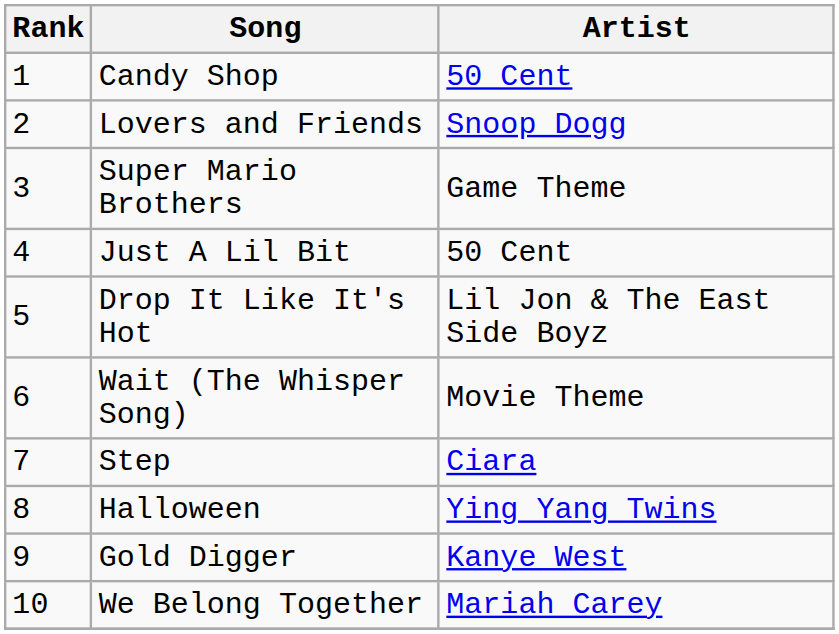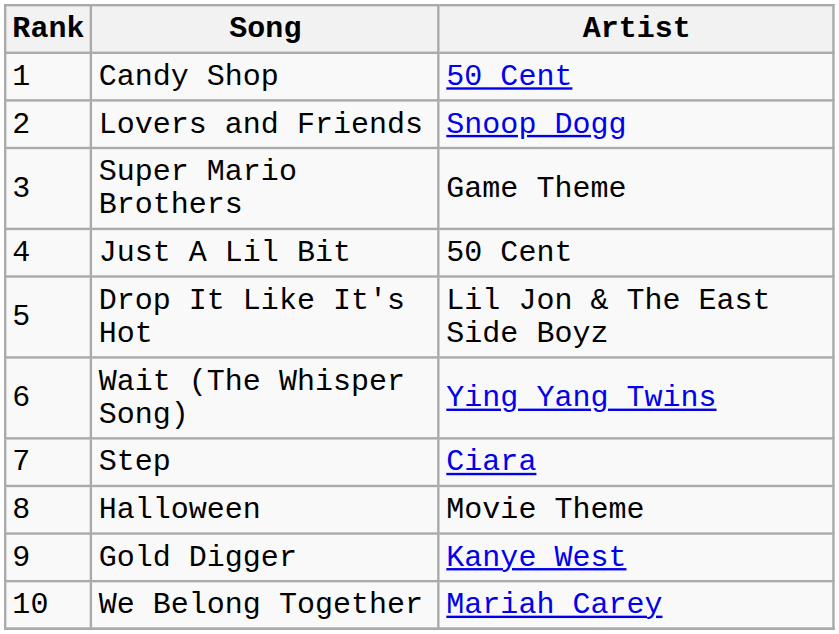(545, 398) Movie Theme -> (581, 398) Ying Yang Twins
(581, 510) Ying Yang Twins -> (545, 510) Movie Theme
